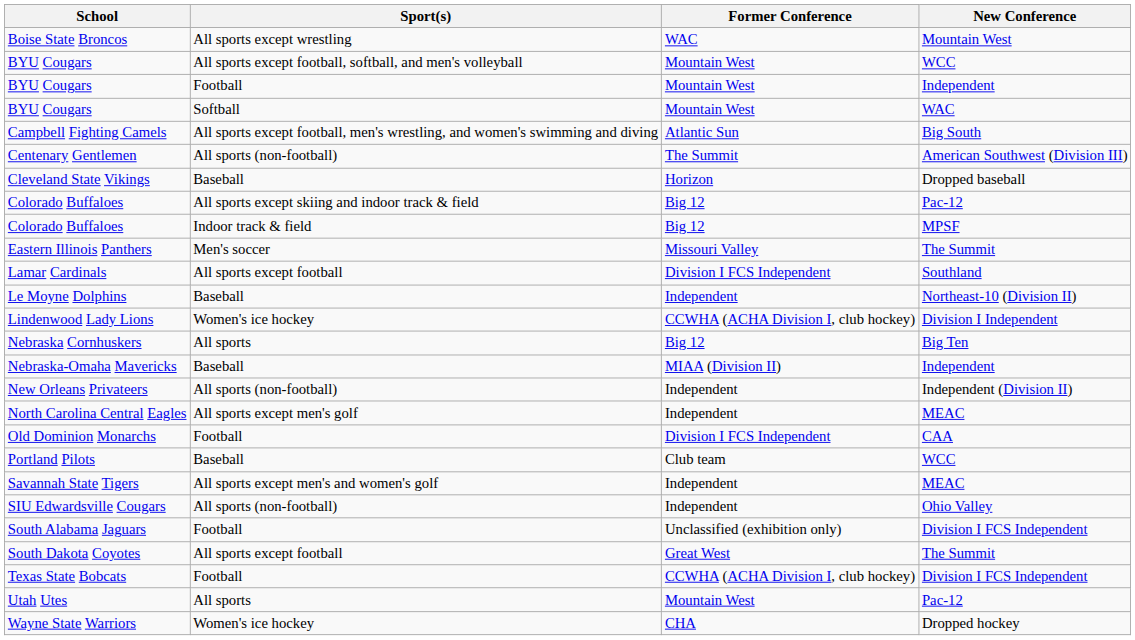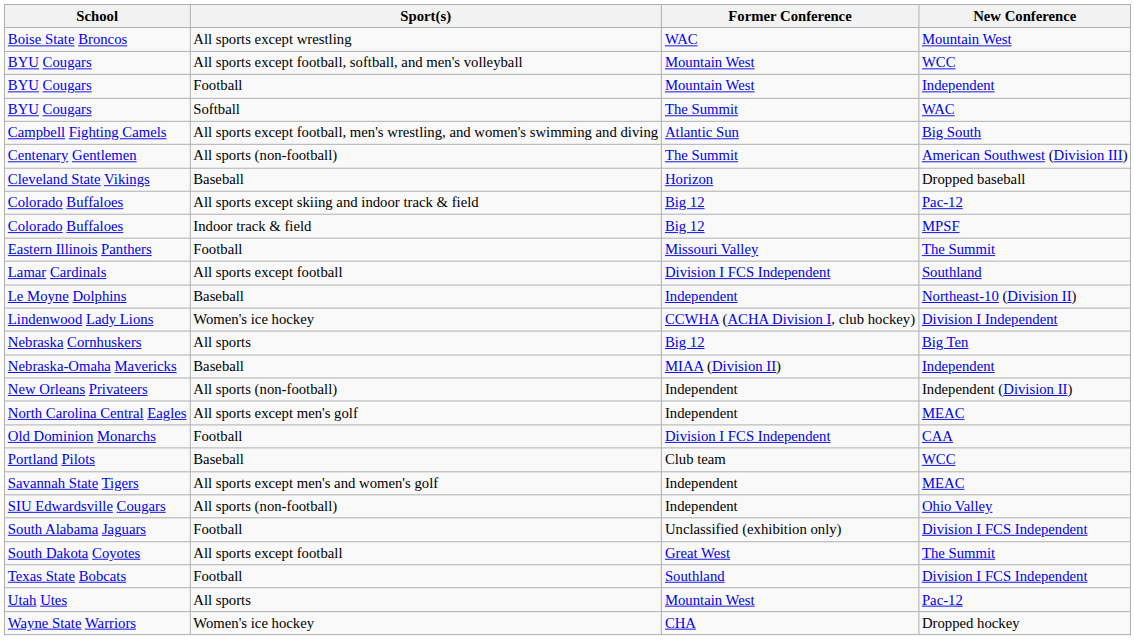(710, 109) Mountain West -> (702, 109) The Summit
(232, 249) Men's soccer -> (218, 249) Football
(790, 576) CCWHA (ACHA Division I, club hockey) -> (695, 576) Southland
